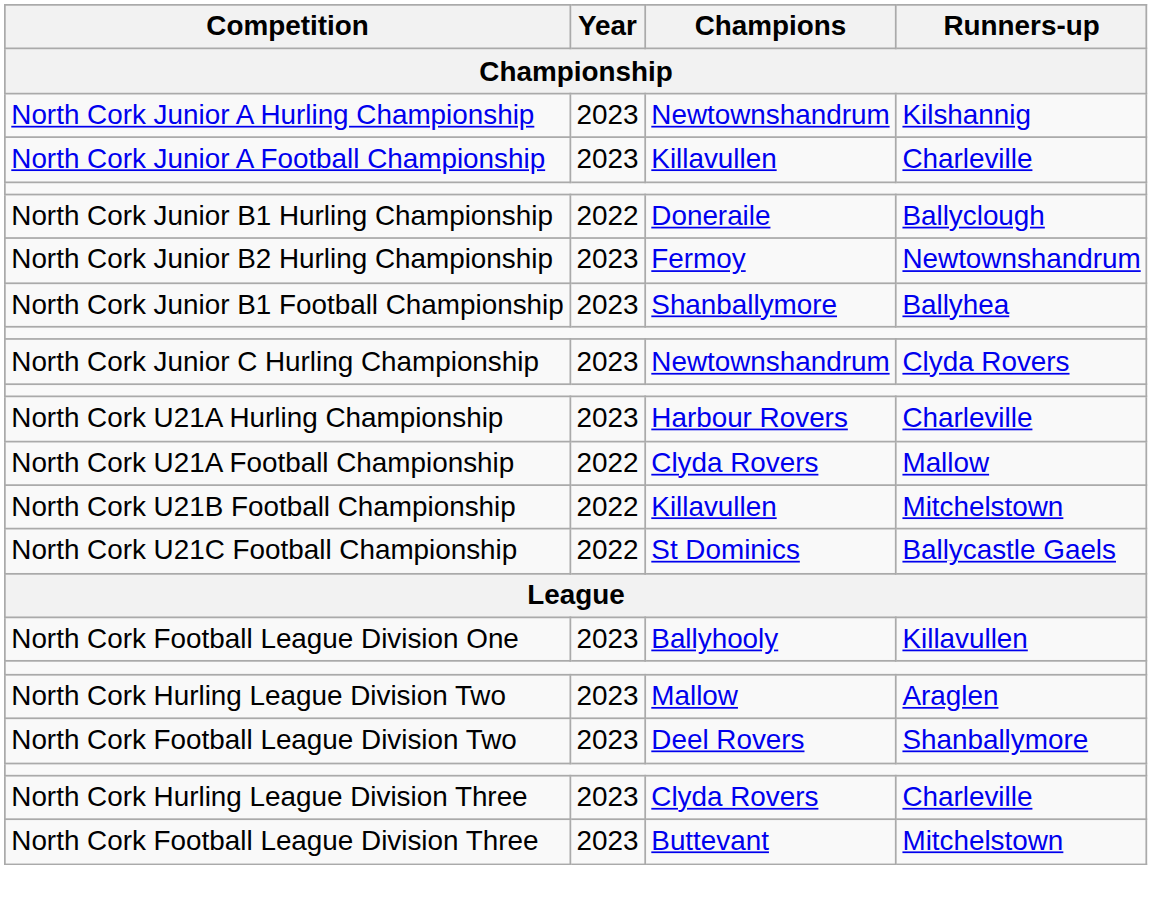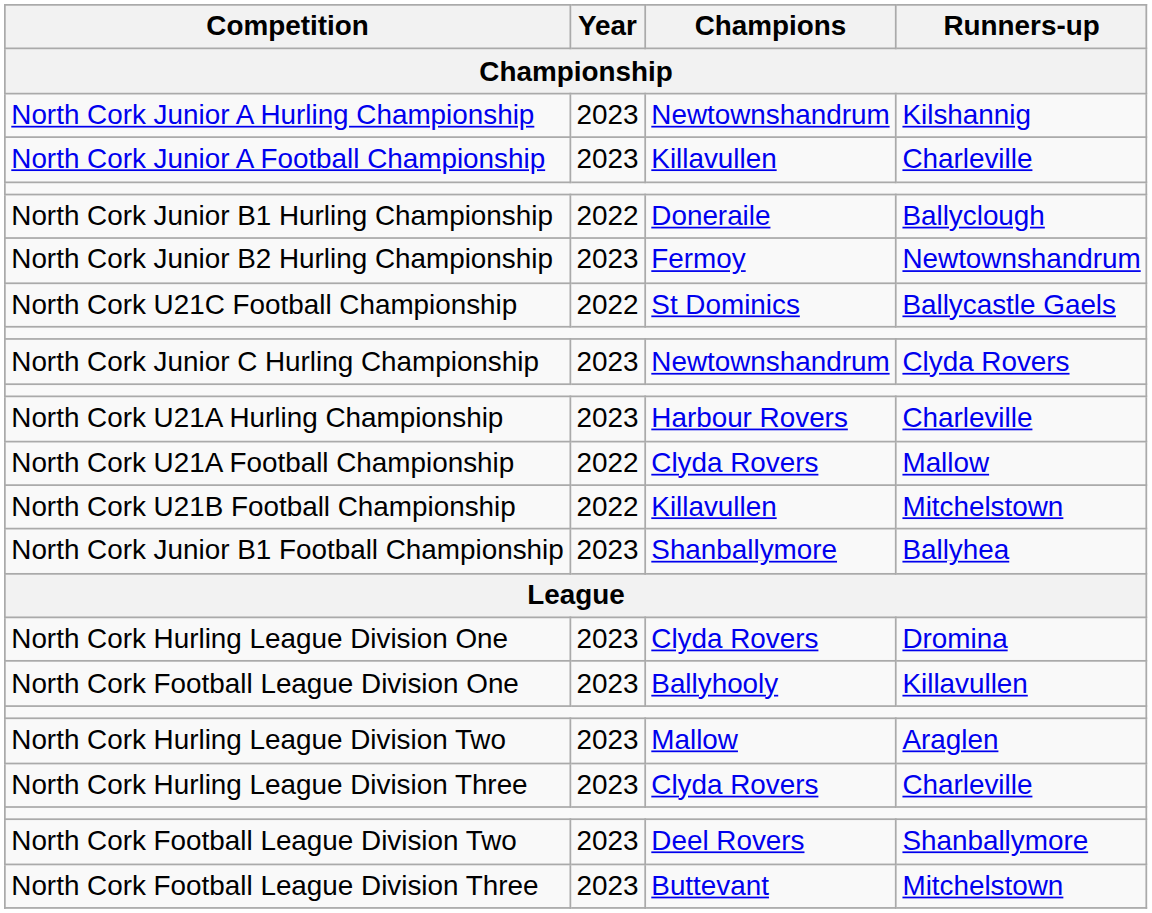rows swapped: (287, 304) <-> (264, 550)
+ row: (260, 639)
rows swapped: (264, 740) <-> (269, 797)
